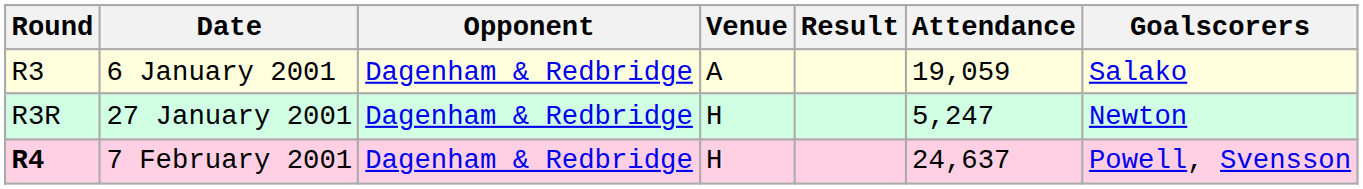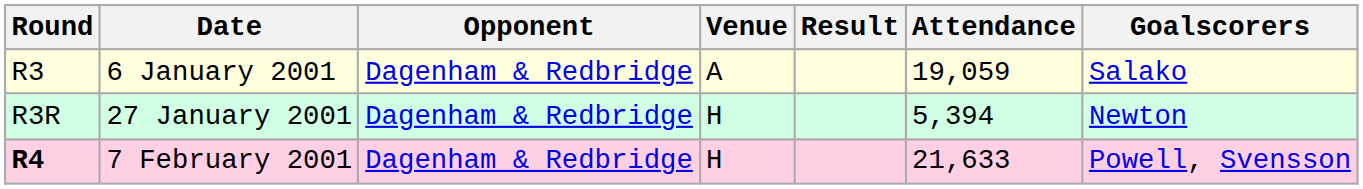(953, 116) 5,247 -> (953, 116) 5,394
(961, 161) 24,637 -> (961, 161) 21,633
